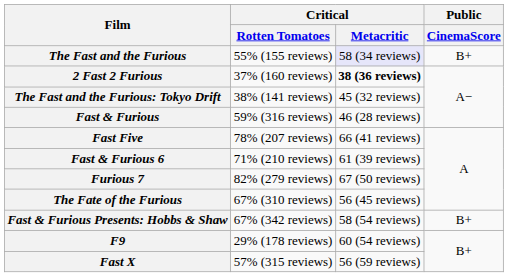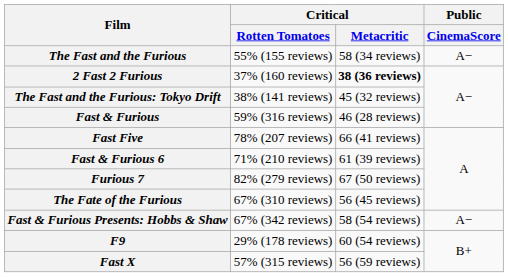(380, 55) lavender background -> (380, 55) no background
(464, 55) B+ -> (464, 55) A−
(464, 220) B+ -> (464, 220) A−
